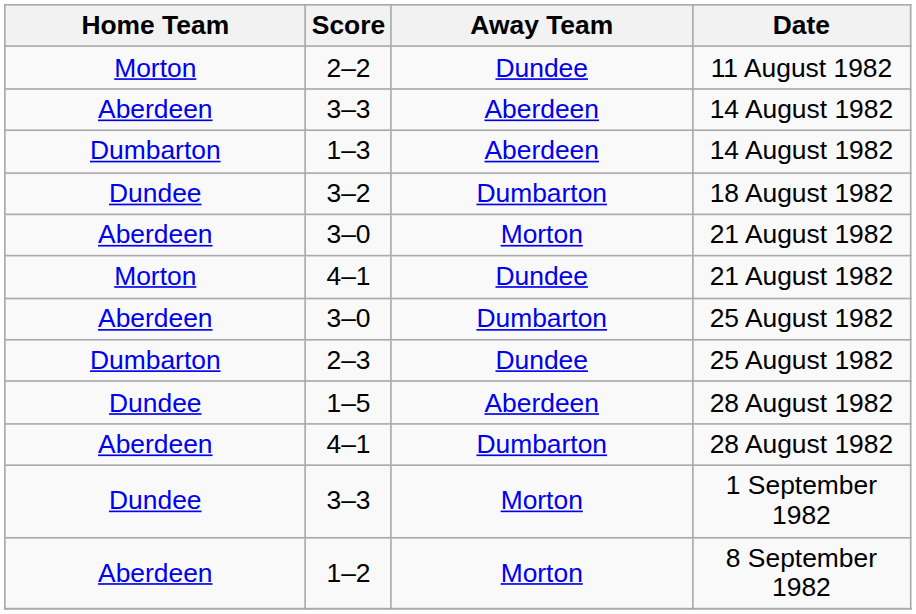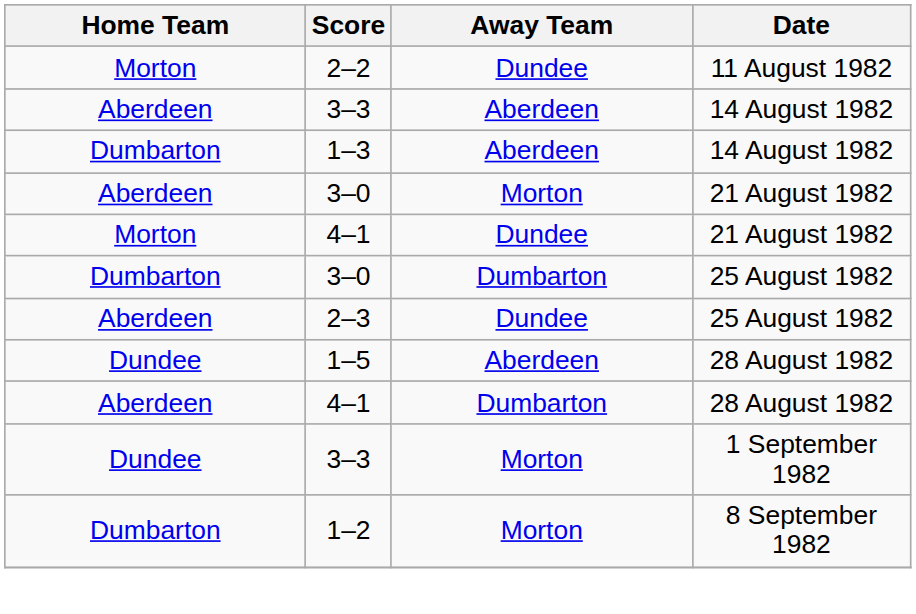- row: (349, 192)
(155, 318) Aberdeen -> (155, 276) Dumbarton
(155, 360) Dumbarton -> (155, 318) Aberdeen
(155, 572) Aberdeen -> (155, 530) Dumbarton
